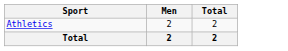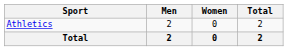+ column: (215, 12)
